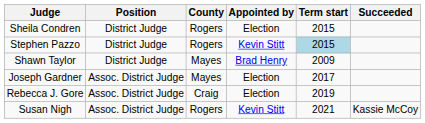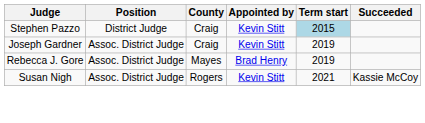- row: (45, 28)
(206, 45) Rogers -> (206, 28) Craig
- row: (45, 61)
(206, 77) Mayes -> (206, 45) Craig
(261, 77) Election -> (261, 45) Kevin Stitt
(323, 77) 2017 -> (323, 45) 2019
(206, 93) Craig -> (206, 61) Mayes
(261, 93) Election -> (261, 61) Brad Henry
